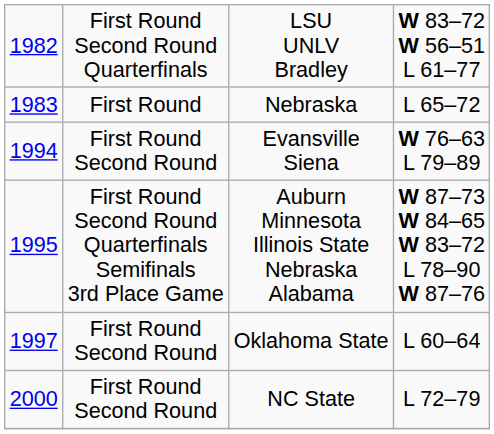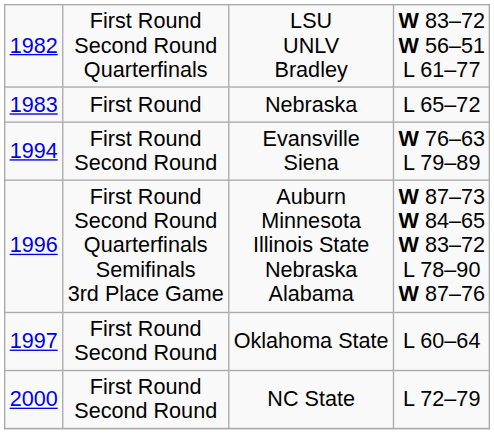(34, 245) 1995 -> (34, 245) 1996
